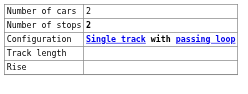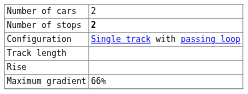(161, 40) bold -> (166, 40) normal
+ row: (47, 82)
